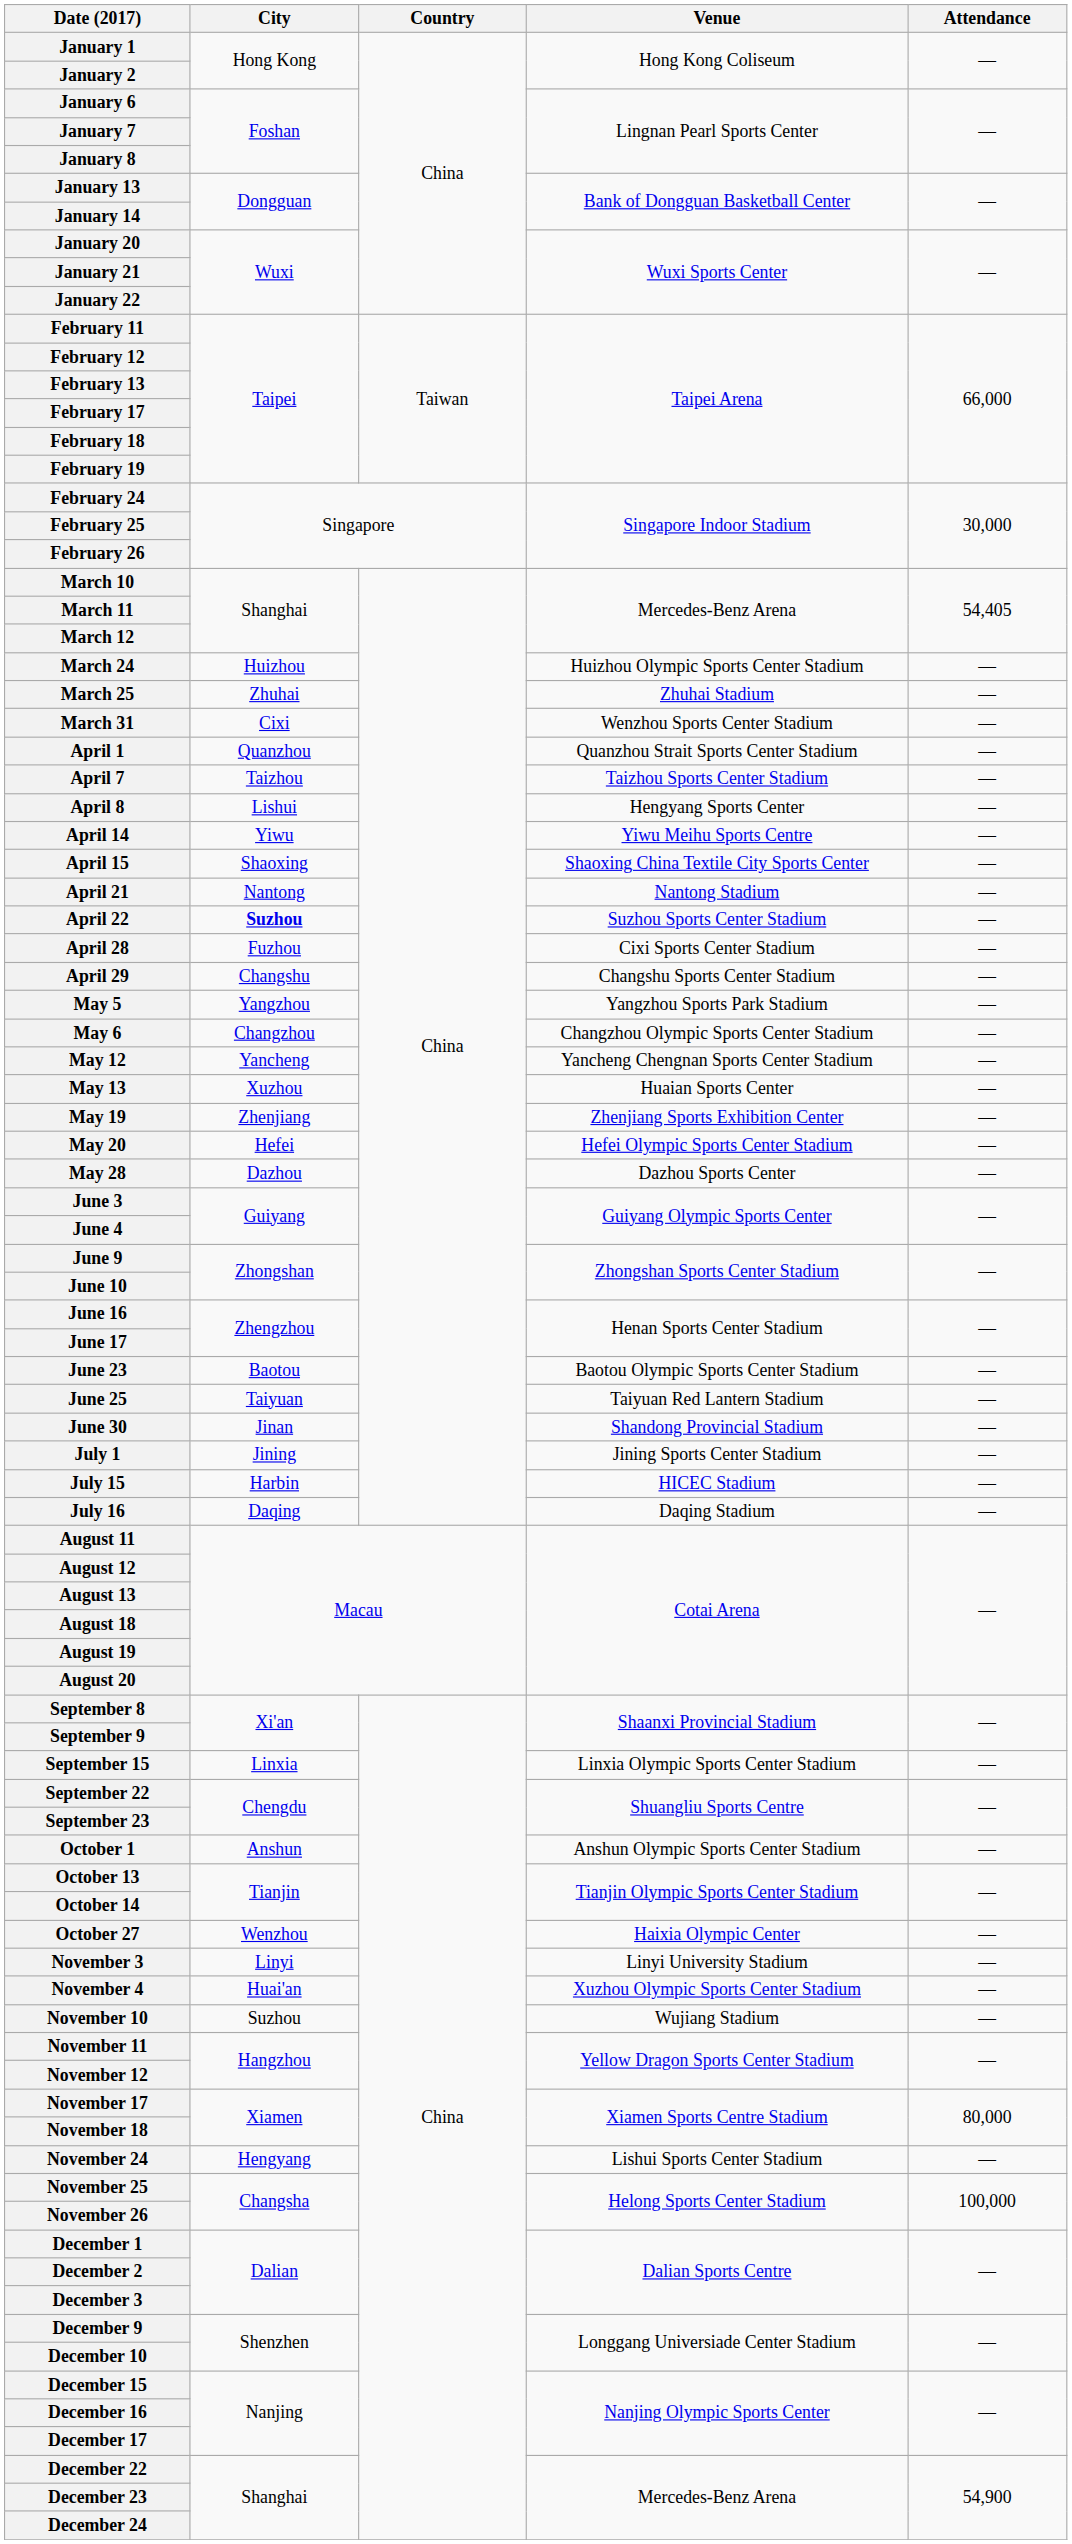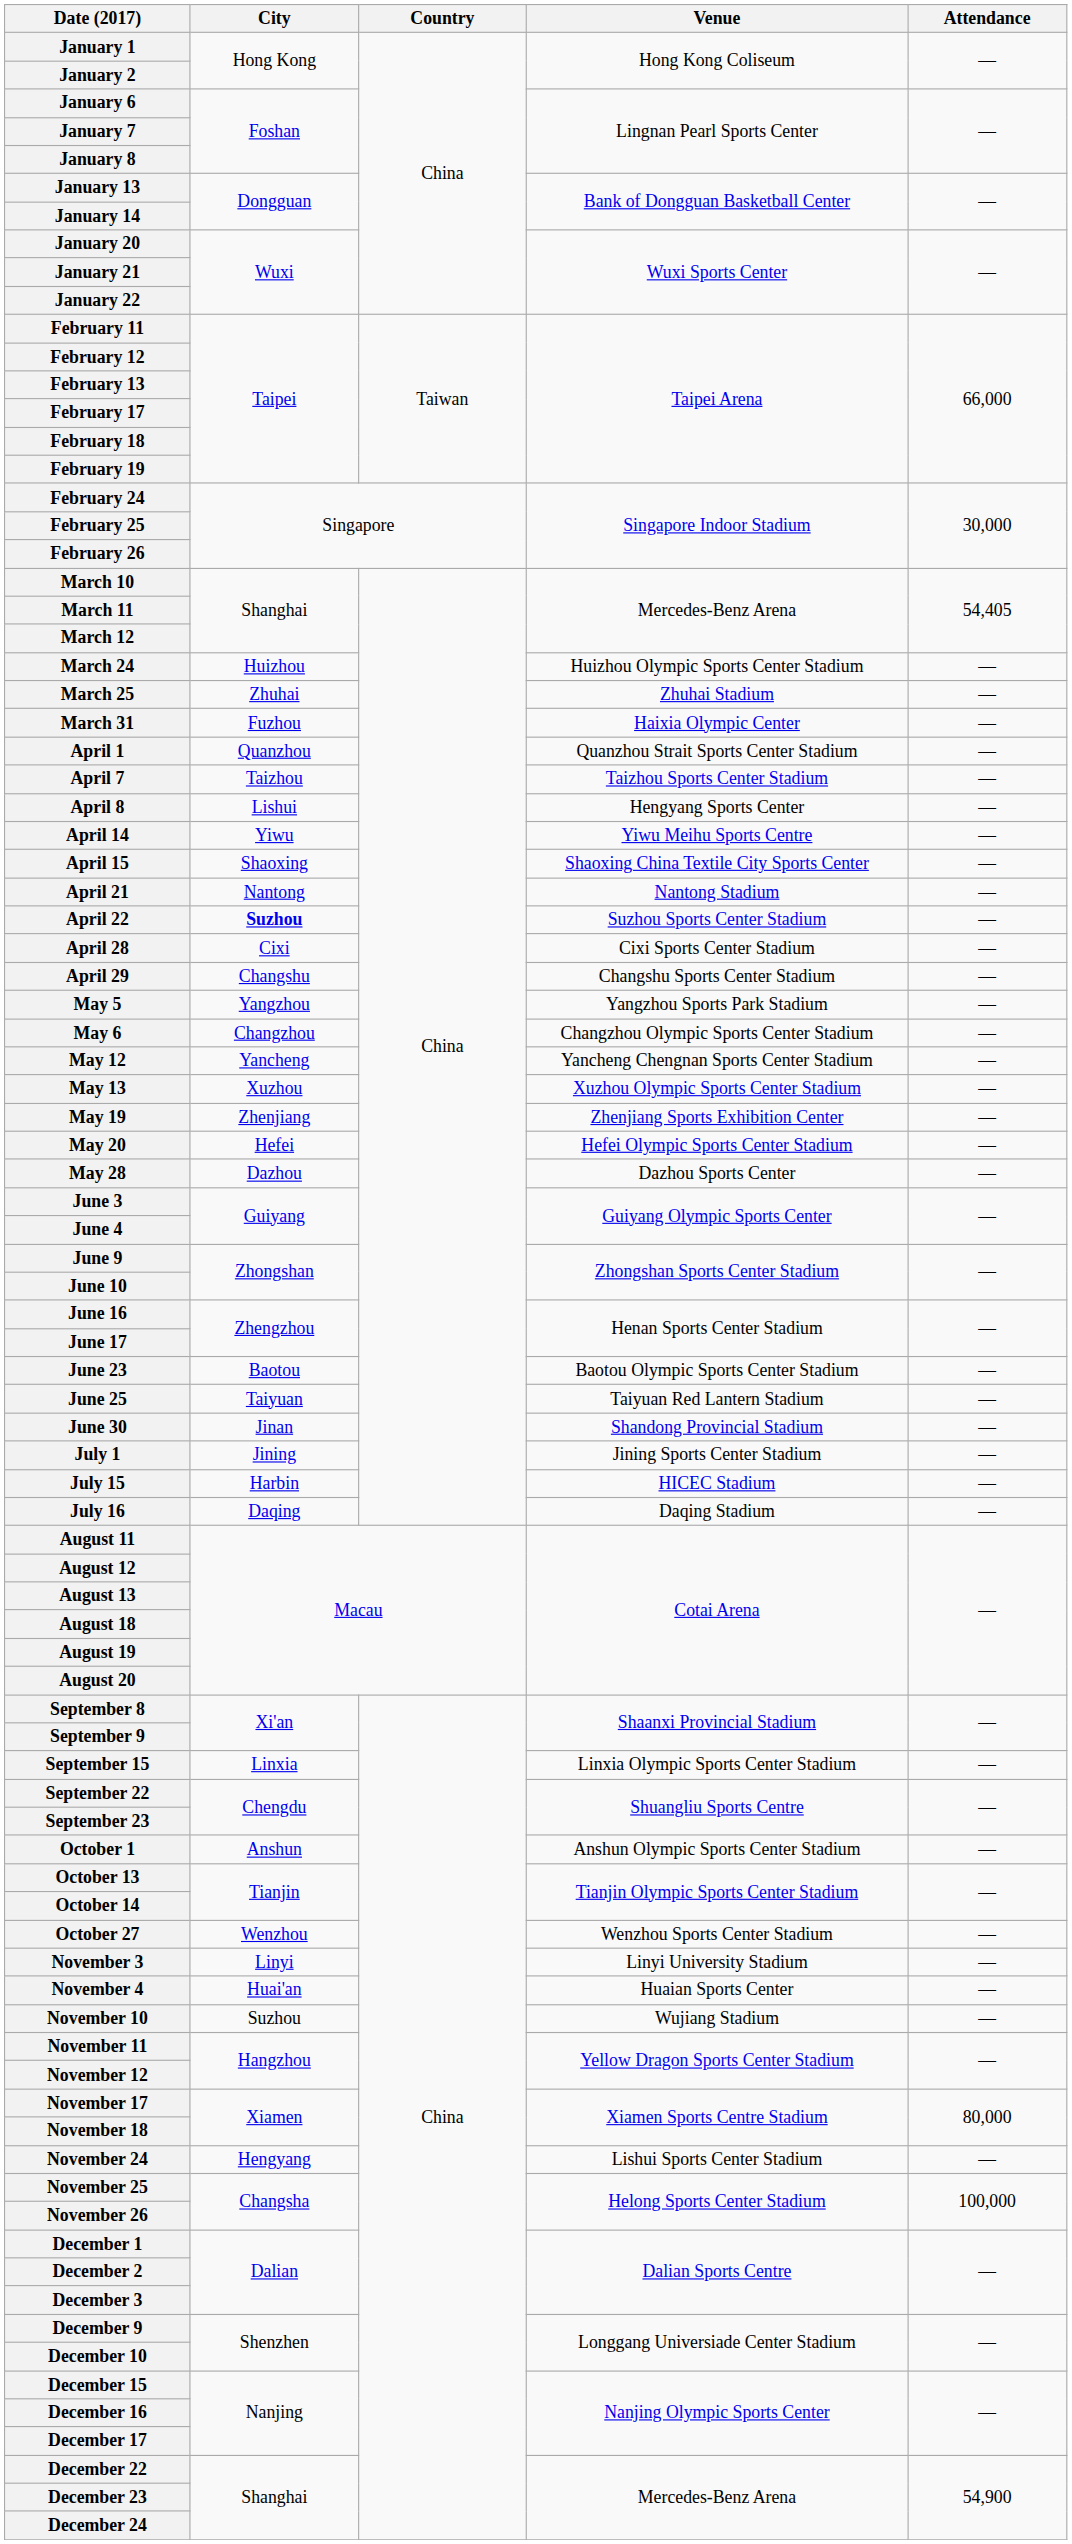(274, 722) Cixi -> (274, 722) Fuzhou
(717, 722) Wenzhou Sports Center Stadium -> (717, 722) Haixia Olympic Center
(274, 948) Fuzhou -> (274, 948) Cixi
(717, 1088) Huaian Sports Center -> (717, 1088) Xuzhou Olympic Sports Center Stadium
(717, 1933) Haixia Olympic Center -> (717, 1933) Wenzhou Sports Center Stadium
(717, 1990) Xuzhou Olympic Sports Center Stadium -> (717, 1990) Huaian Sports Center
